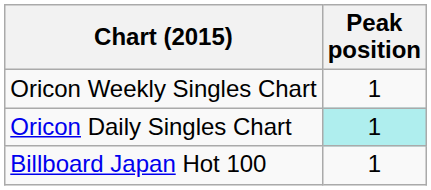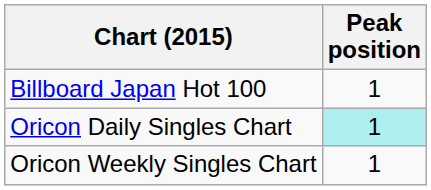rows swapped: (138, 164) <-> (163, 88)
